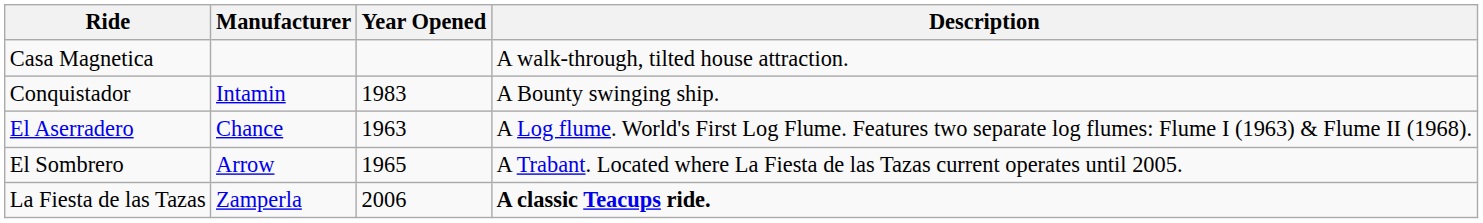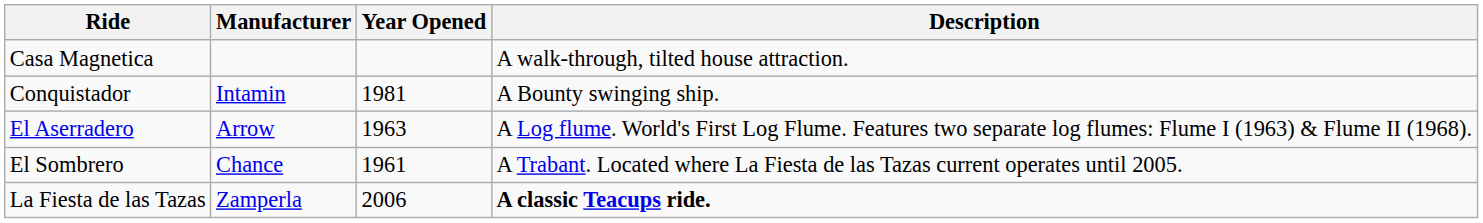(384, 93) 1983 -> (384, 93) 1981
(250, 128) Chance -> (245, 128) Arrow
(245, 164) Arrow -> (250, 164) Chance
(384, 164) 1965 -> (384, 164) 1961
